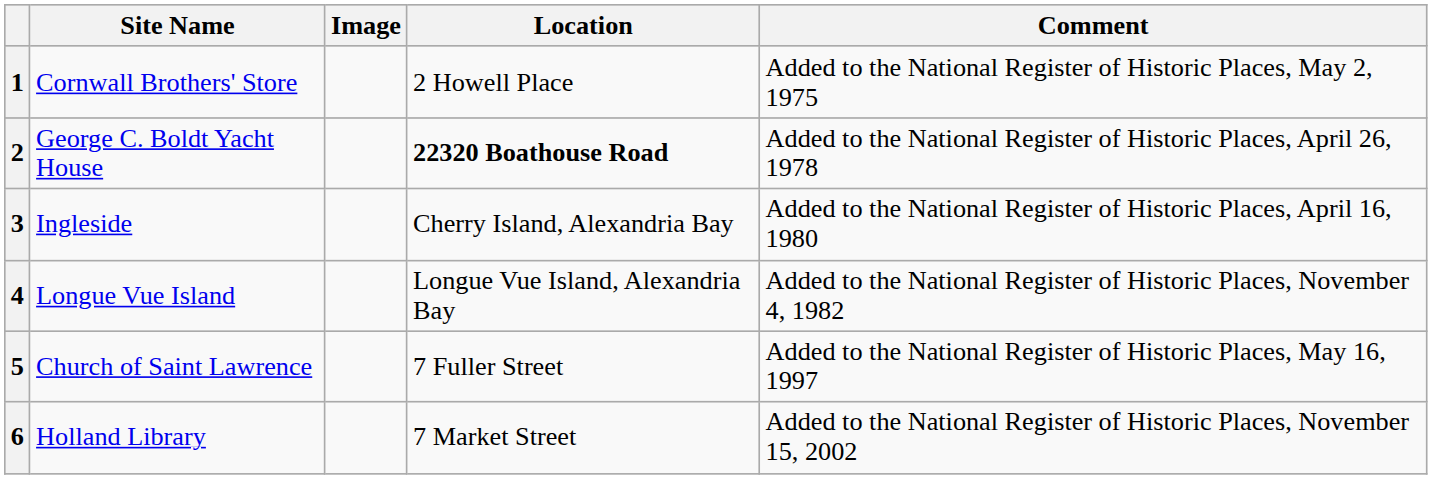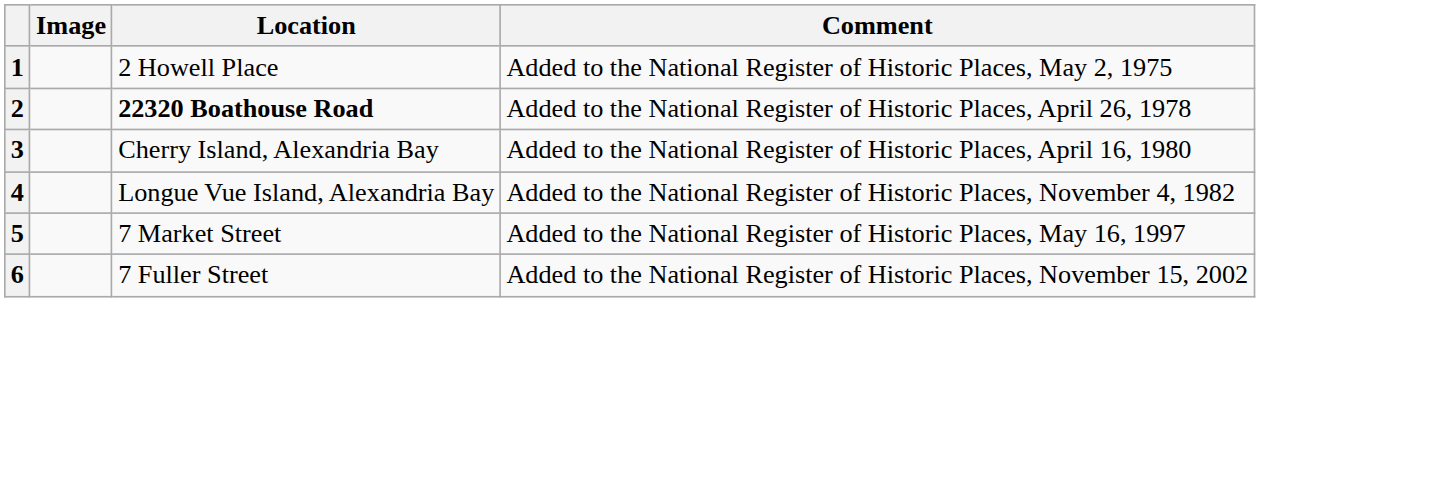- column: (177, 25)
(488, 366) 7 Fuller Street -> (200, 233) 7 Market Street
(495, 437) 7 Market Street -> (193, 274) 7 Fuller Street
